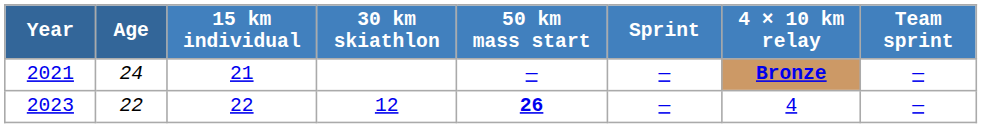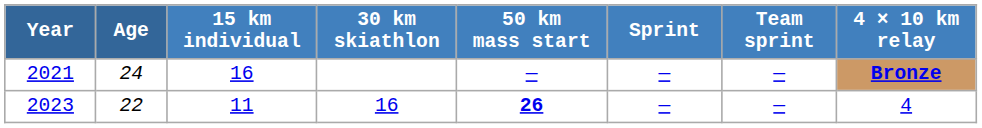columns swapped: (791, 32) <-> (918, 32)
(242, 75) 21 -> (242, 75) 16
(242, 107) 22 -> (242, 107) 11
(387, 107) 12 -> (387, 107) 16
